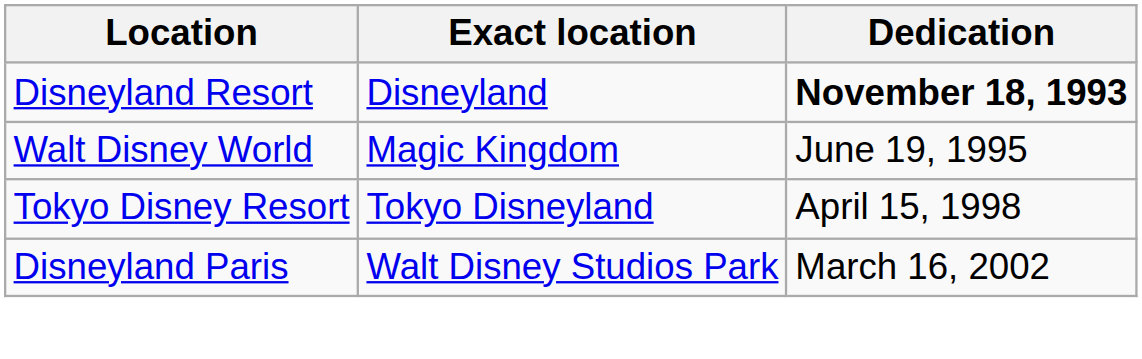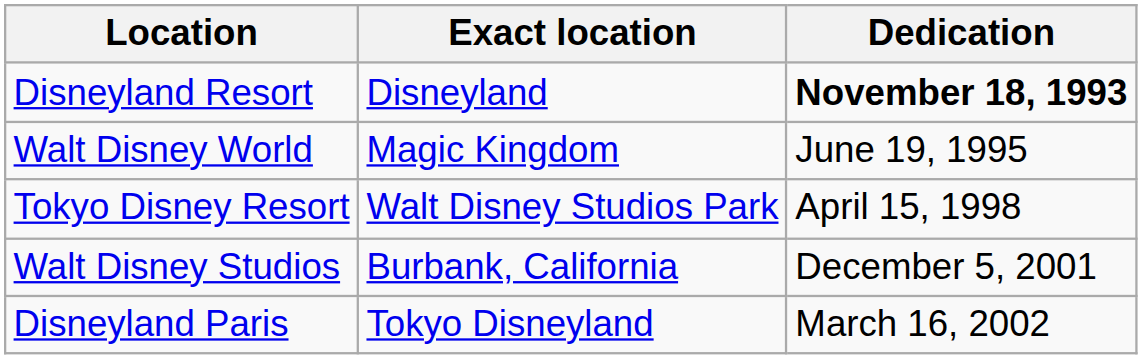(510, 207) Tokyo Disneyland -> (572, 207) Walt Disney Studios Park
+ row: (177, 265)
(572, 265) Walt Disney Studios Park -> (510, 324) Tokyo Disneyland
